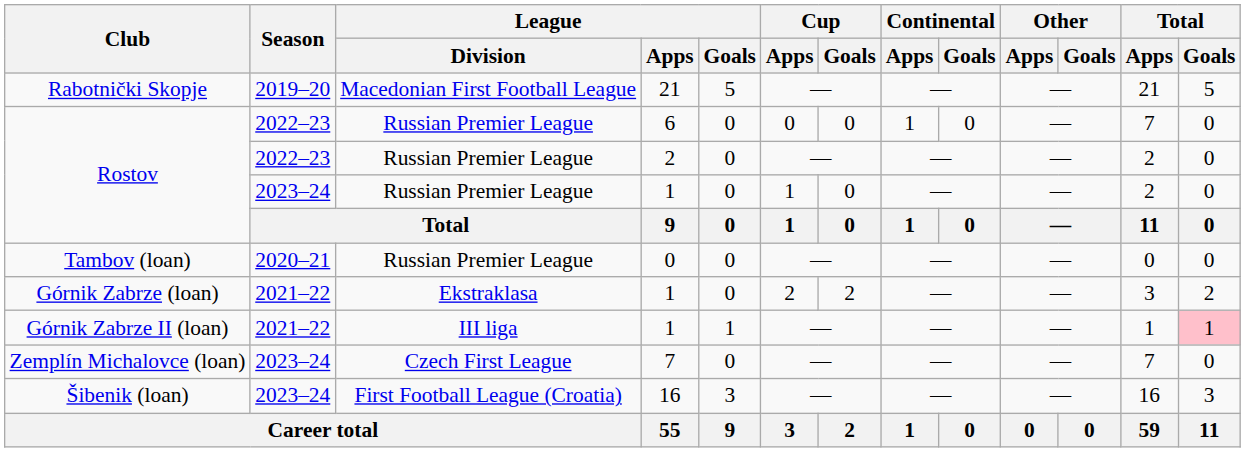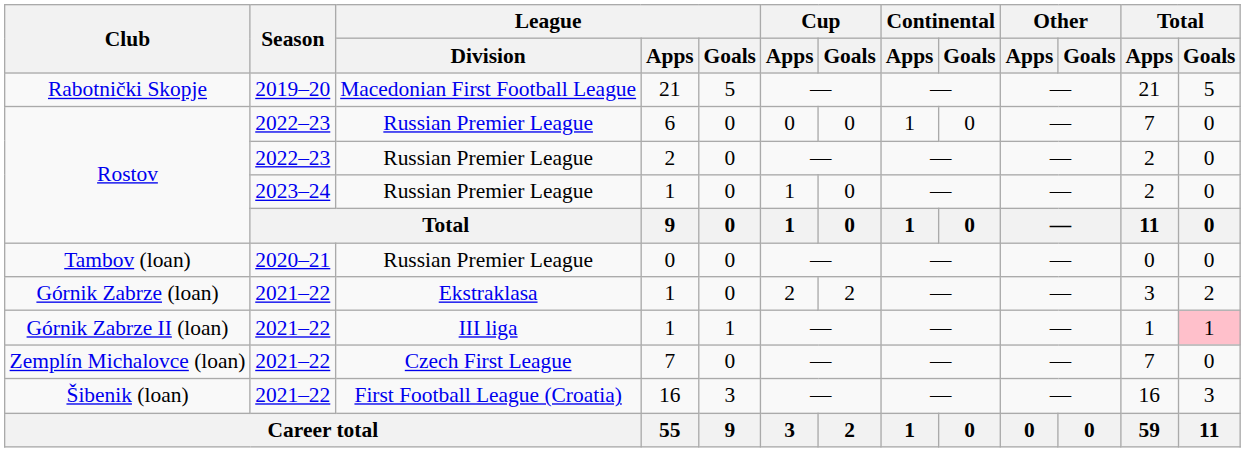(293, 361) 2023–24 -> (293, 361) 2021–22
(293, 395) 2023–24 -> (293, 395) 2021–22
